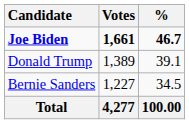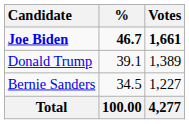columns swapped: (119, 15) <-> (162, 15)
